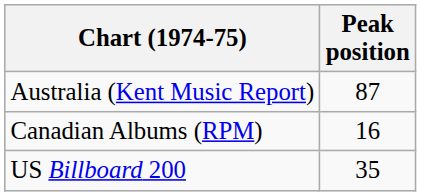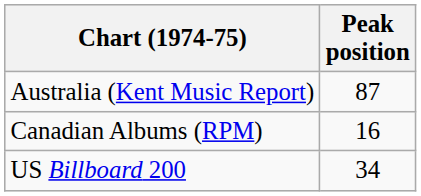(368, 170) 35 -> (368, 170) 34
